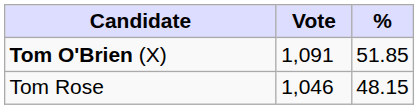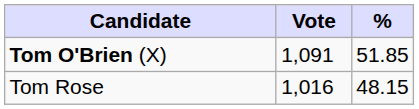(307, 87) 1,046 -> (307, 87) 1,016
